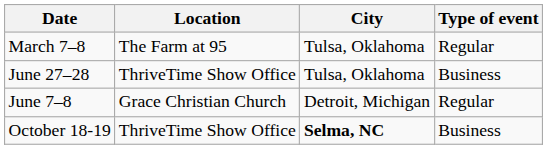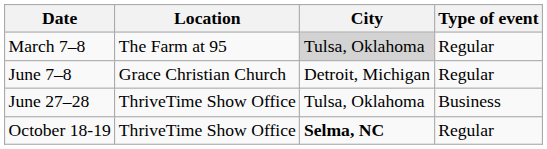(364, 46) no background -> (364, 46) lightgrey background
rows swapped: (40, 102) <-> (49, 74)
(469, 130) Business -> (466, 130) Regular
